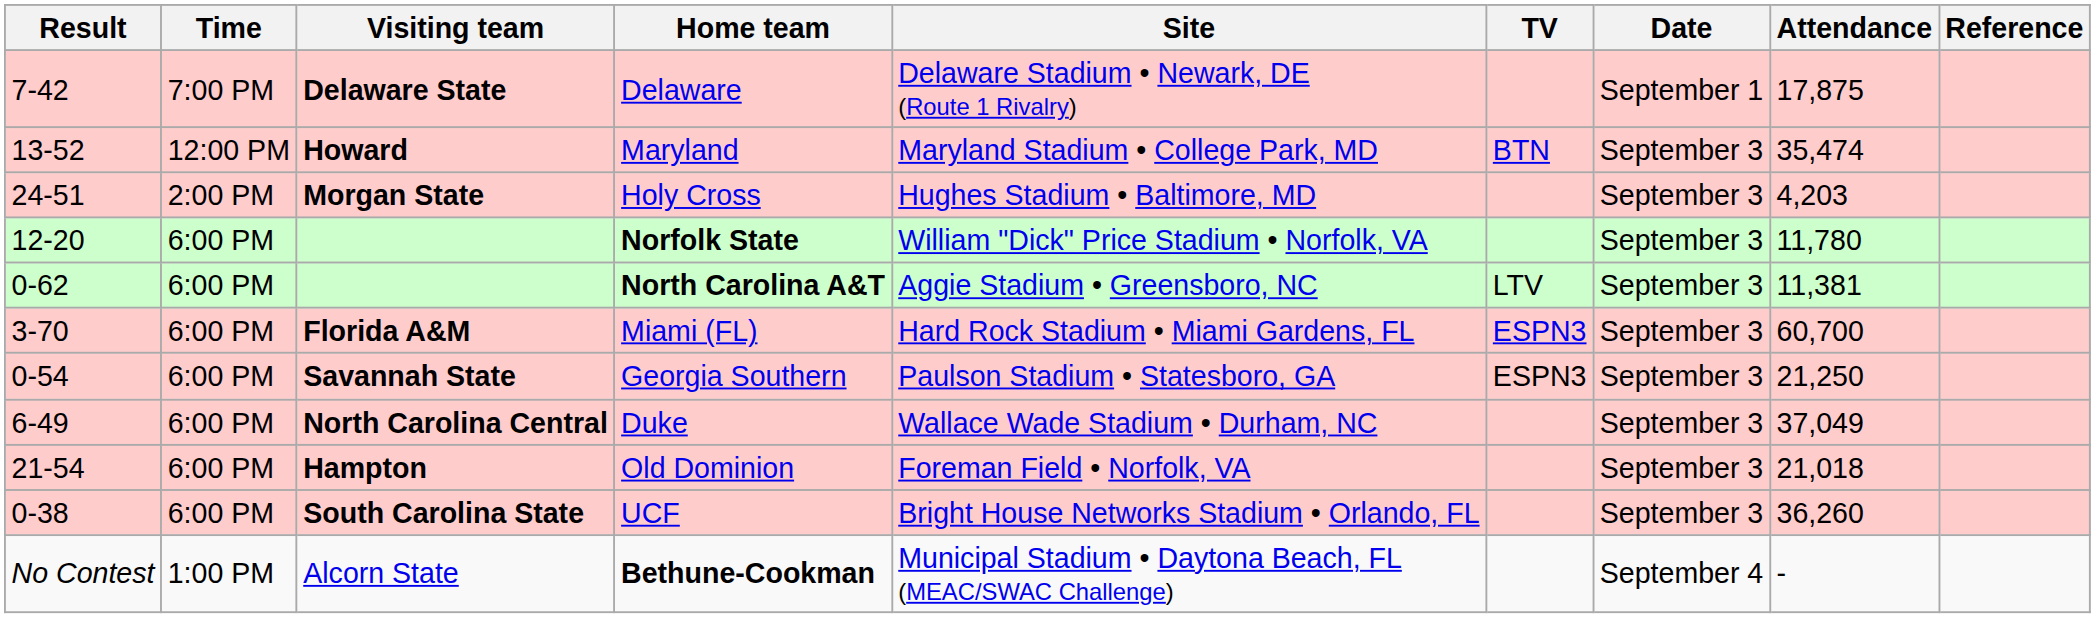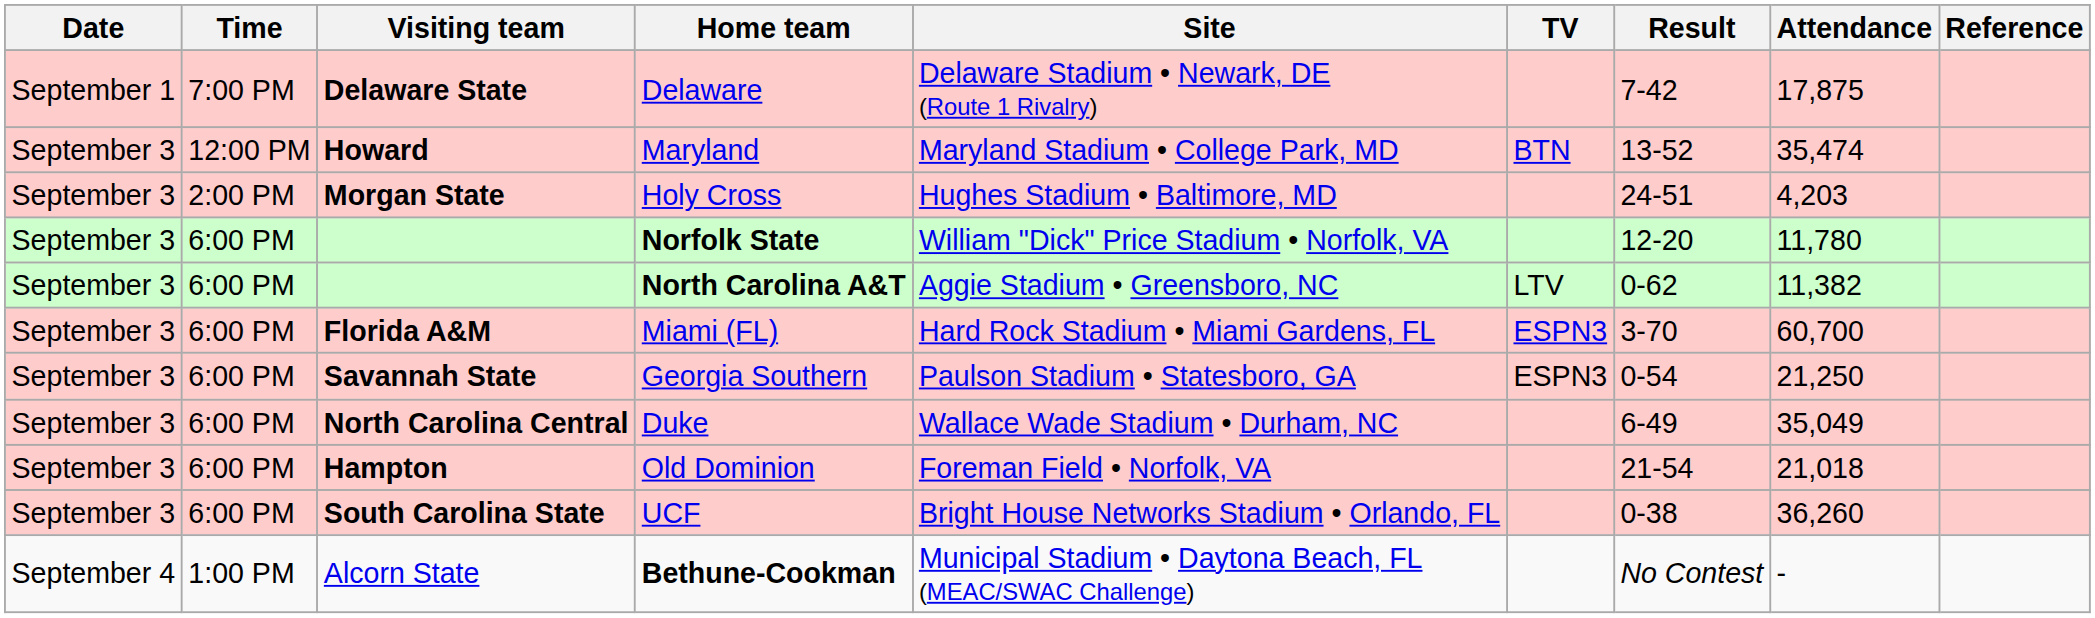columns swapped: (1682, 28) <-> (83, 28)
(1819, 286) 11,381 -> (1819, 286) 11,382
(1820, 422) 37,049 -> (1820, 422) 35,049
